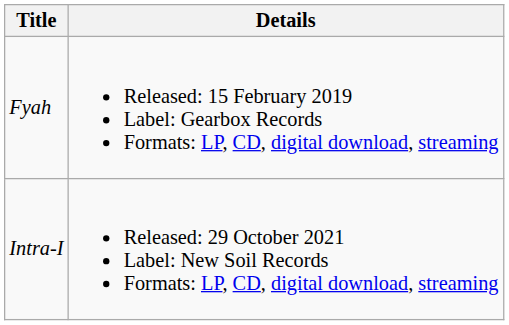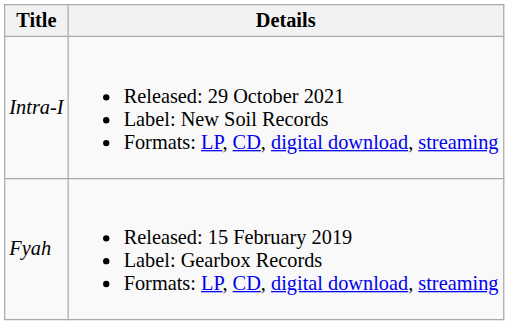rows swapped: (30, 107) <-> (36, 248)
